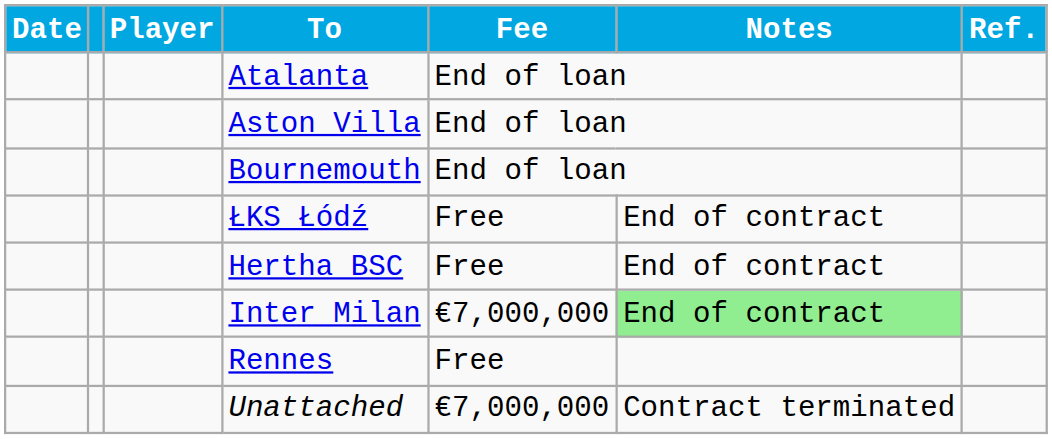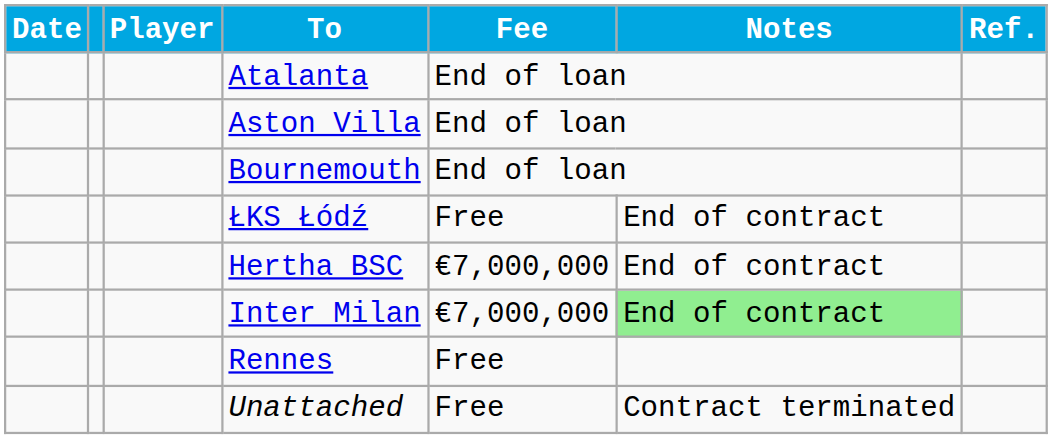(470, 266) Free -> (522, 266) €7,000,000
(522, 409) €7,000,000 -> (470, 409) Free
